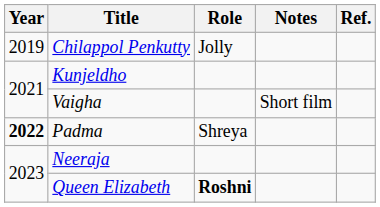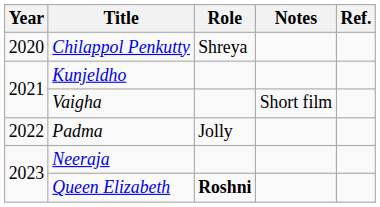(26, 46) 2019 -> (26, 46) 2020
(215, 46) Jolly -> (223, 46) Shreya
(26, 131) bold -> (26, 131) normal
(223, 131) Shreya -> (215, 131) Jolly
